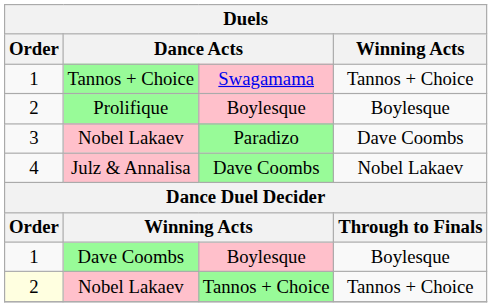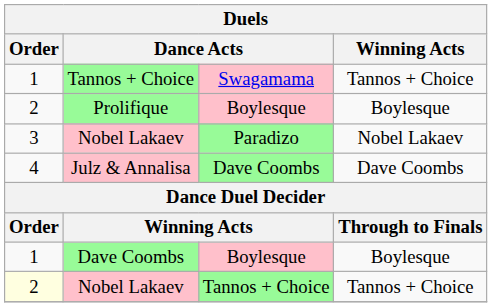(410, 138) Dave Coombs -> (410, 138) Nobel Lakaev
(410, 167) Nobel Lakaev -> (410, 167) Dave Coombs
